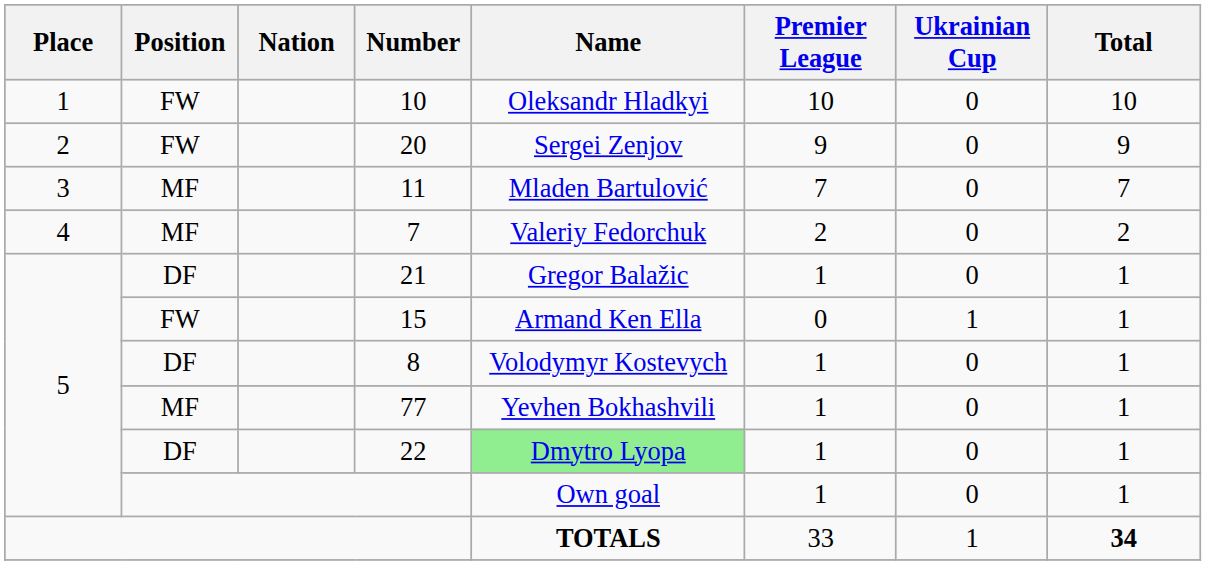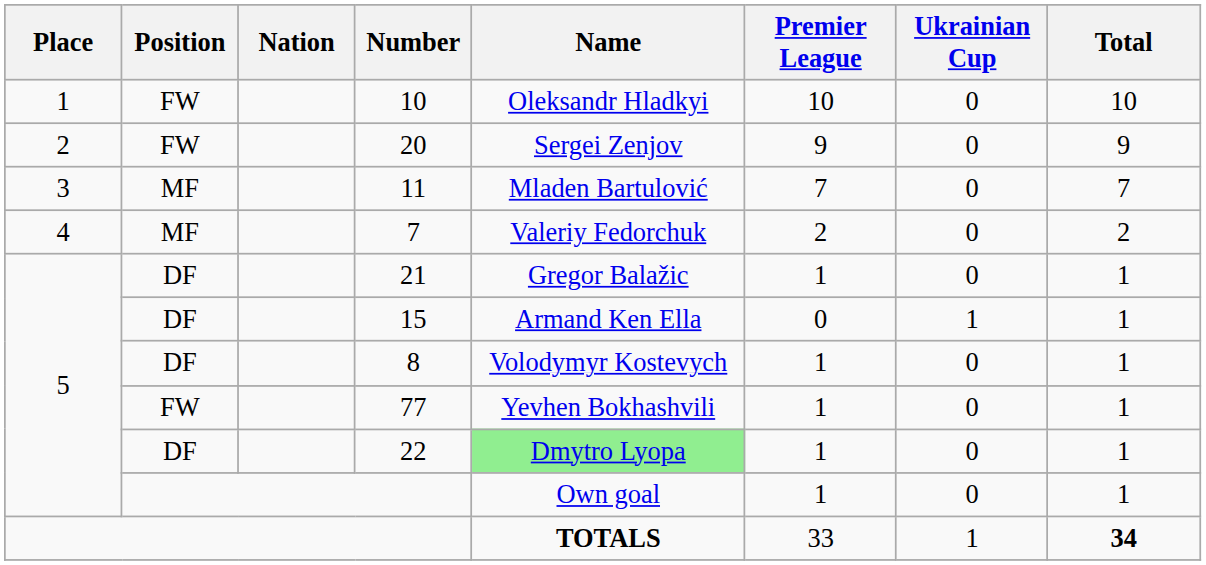(180, 319) FW -> (180, 319) DF
(180, 406) MF -> (180, 406) FW
